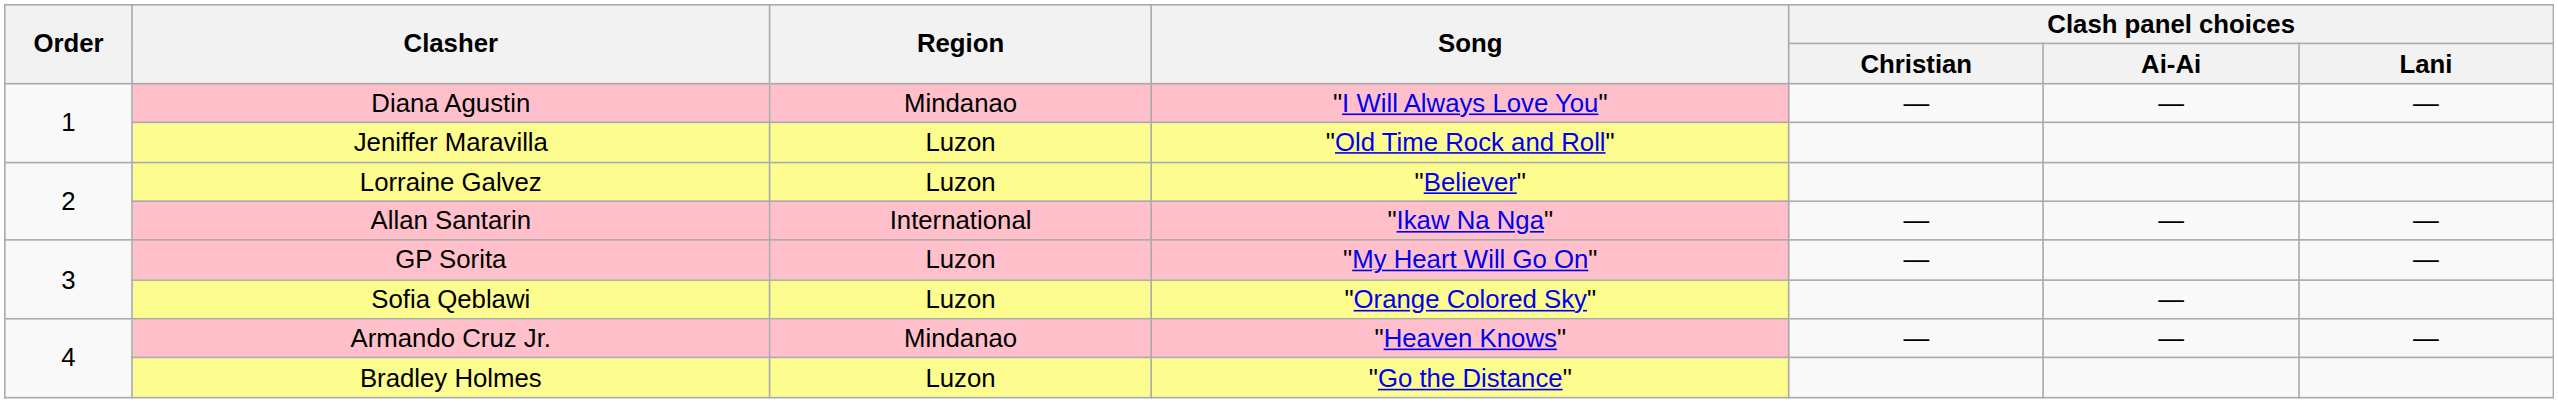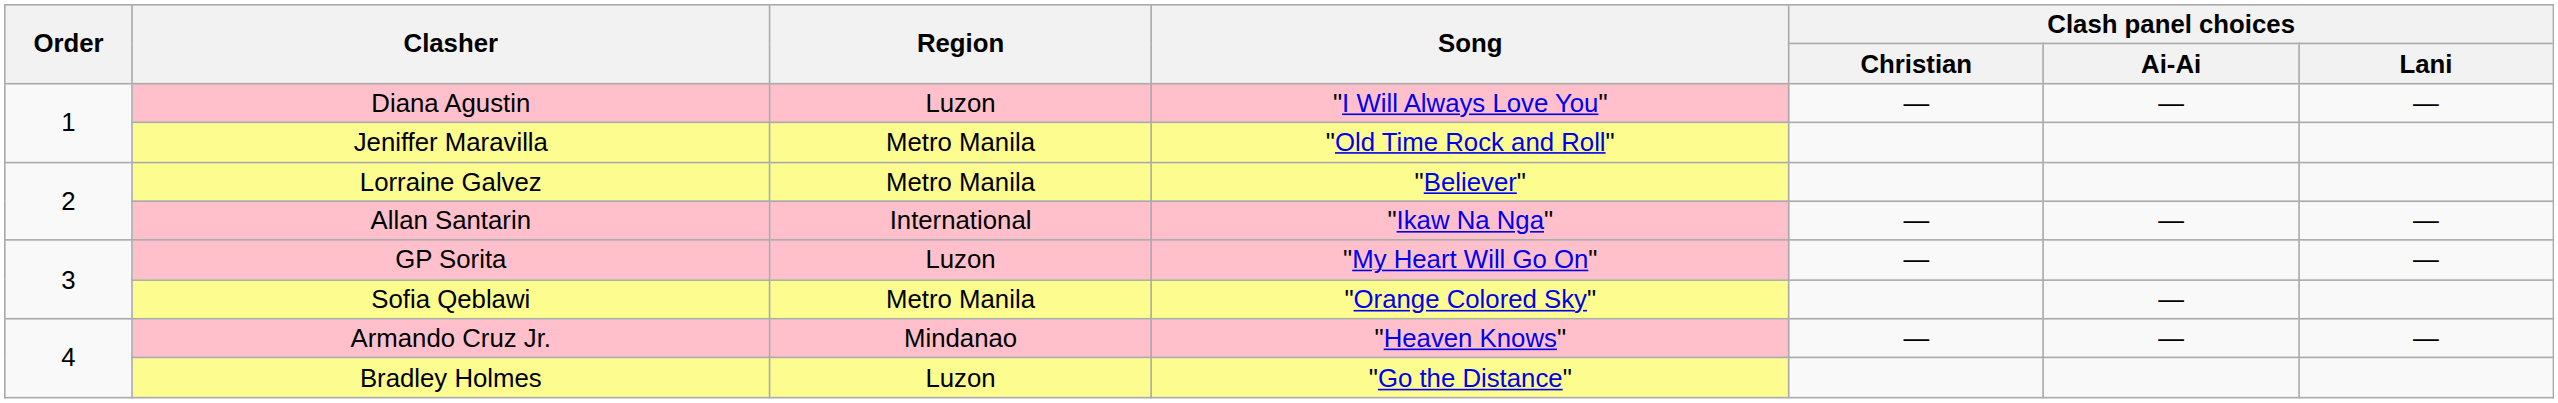(961, 103) Mindanao -> (961, 103) Luzon
(961, 142) Luzon -> (961, 142) Metro Manila
(961, 181) Luzon -> (961, 181) Metro Manila
(961, 299) Luzon -> (961, 299) Metro Manila
